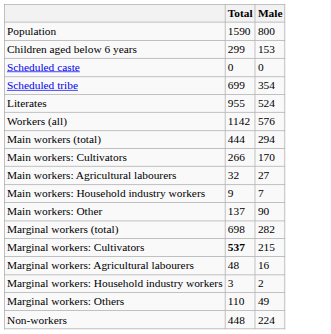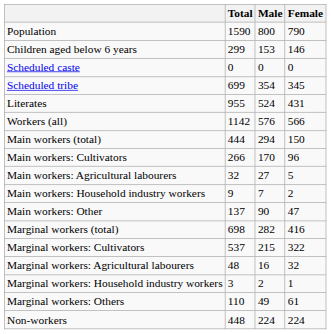+ column: (305, 13)
(236, 247) bold -> (236, 247) normal
